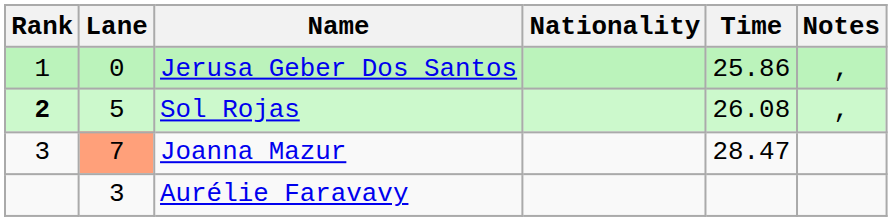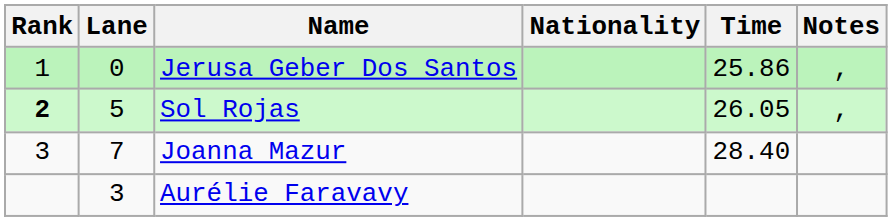(751, 110) 26.08 -> (751, 110) 26.05
(117, 153) lightsalmon background -> (117, 153) no background
(751, 153) 28.47 -> (751, 153) 28.40
